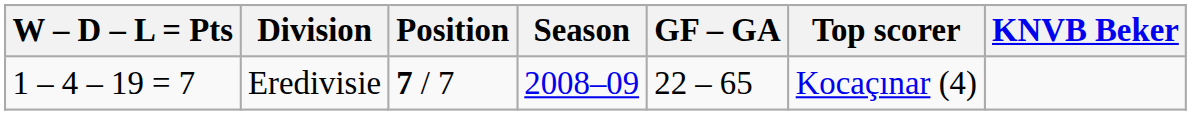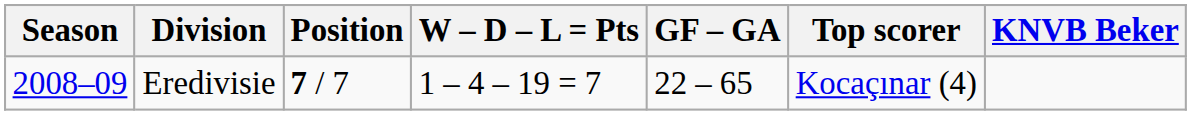columns swapped: (582, 30) <-> (123, 30)
